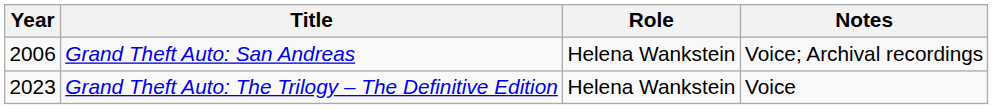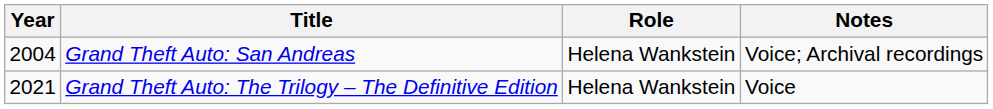(33, 53) 2006 -> (33, 53) 2004
(33, 86) 2023 -> (33, 86) 2021
